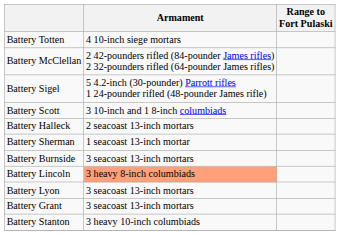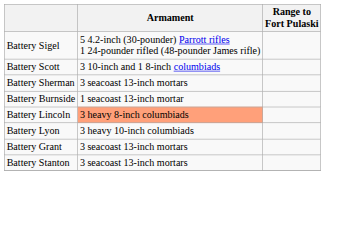- row: (35, 39)
- row: (44, 61)
- row: (38, 126)
(138, 142) 1 seacoast 13-inch mortar -> (134, 83) 3 seacoast 13-inch mortars
(140, 158) 3 seacoast 13-inch mortars -> (132, 99) 1 seacoast 13-inch mortar
(140, 190) 3 seacoast 13-inch mortars -> (137, 131) 3 heavy 10-inch columbiads
(143, 222) 3 heavy 10-inch columbiads -> (134, 163) 3 seacoast 13-inch mortars
